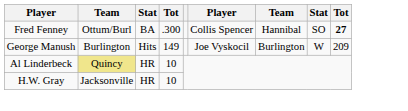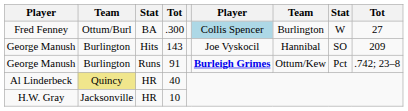(222, 30) no background -> (232, 30) lightblue background
(281, 30) Hannibal -> (301, 30) Burlington
(319, 30) SO -> (340, 30) W
(341, 30) bold -> (377, 30) normal
(171, 47) 149 -> (175, 47) 143
(281, 47) Burlington -> (301, 47) Hannibal
(319, 47) W -> (340, 47) SO
+ row: (41, 64)
(171, 64) 10 -> (175, 81) 40
